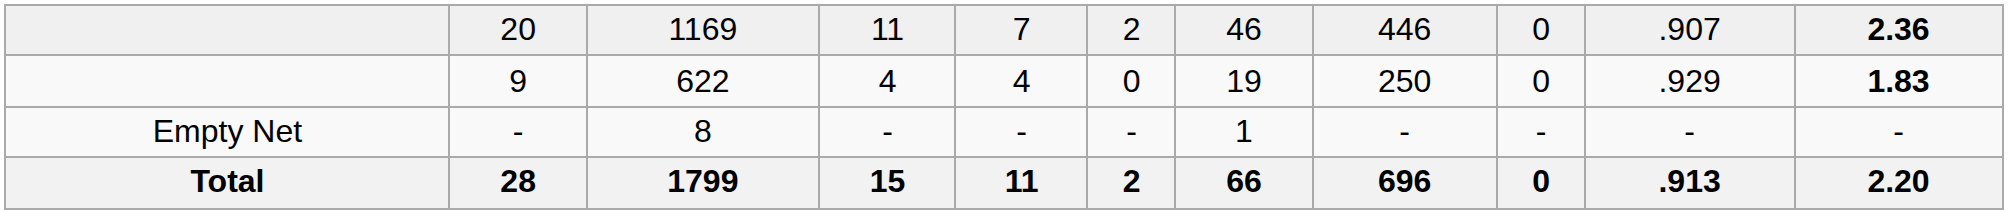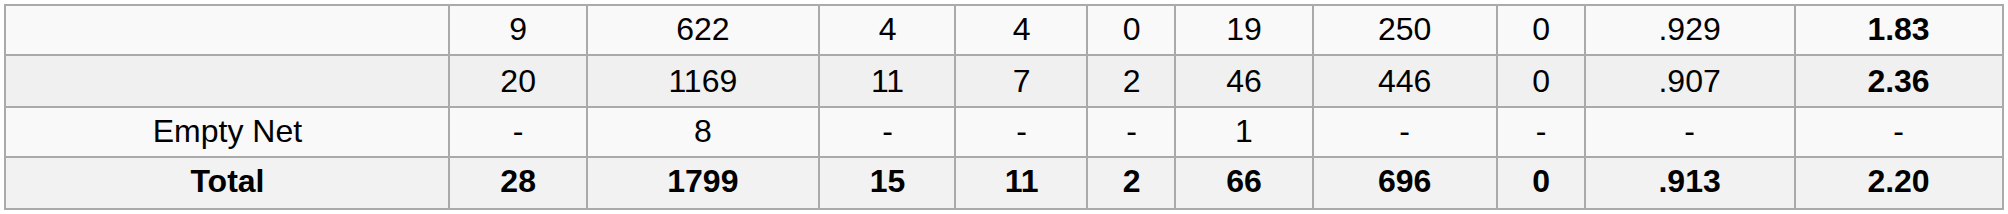rows swapped: (518, 80) <-> (518, 29)
